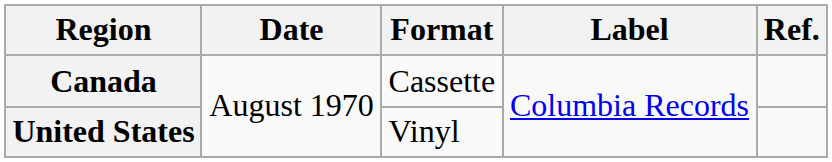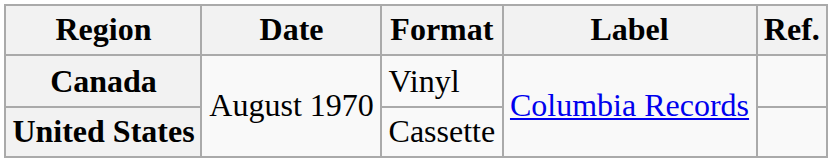(442, 80) Cassette -> (424, 80) Vinyl
(424, 131) Vinyl -> (442, 131) Cassette
